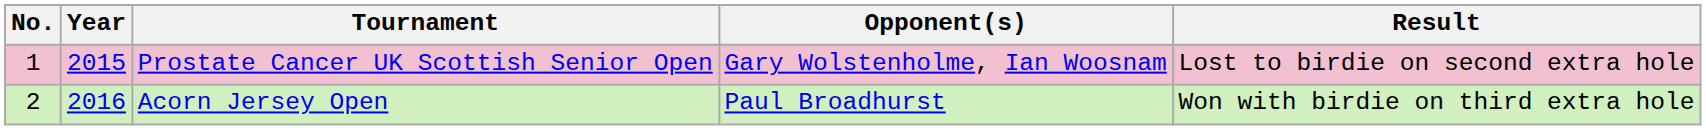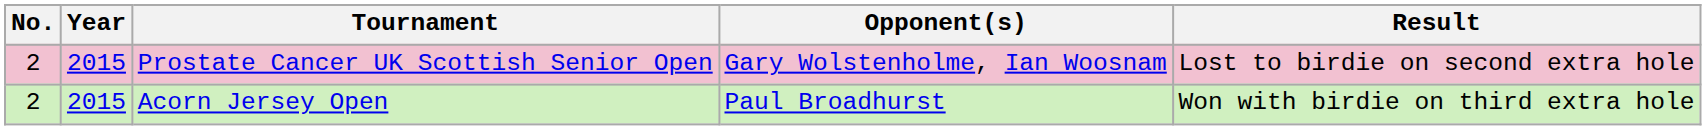(33, 65) 1 -> (33, 65) 2
(96, 105) 2016 -> (96, 105) 2015
